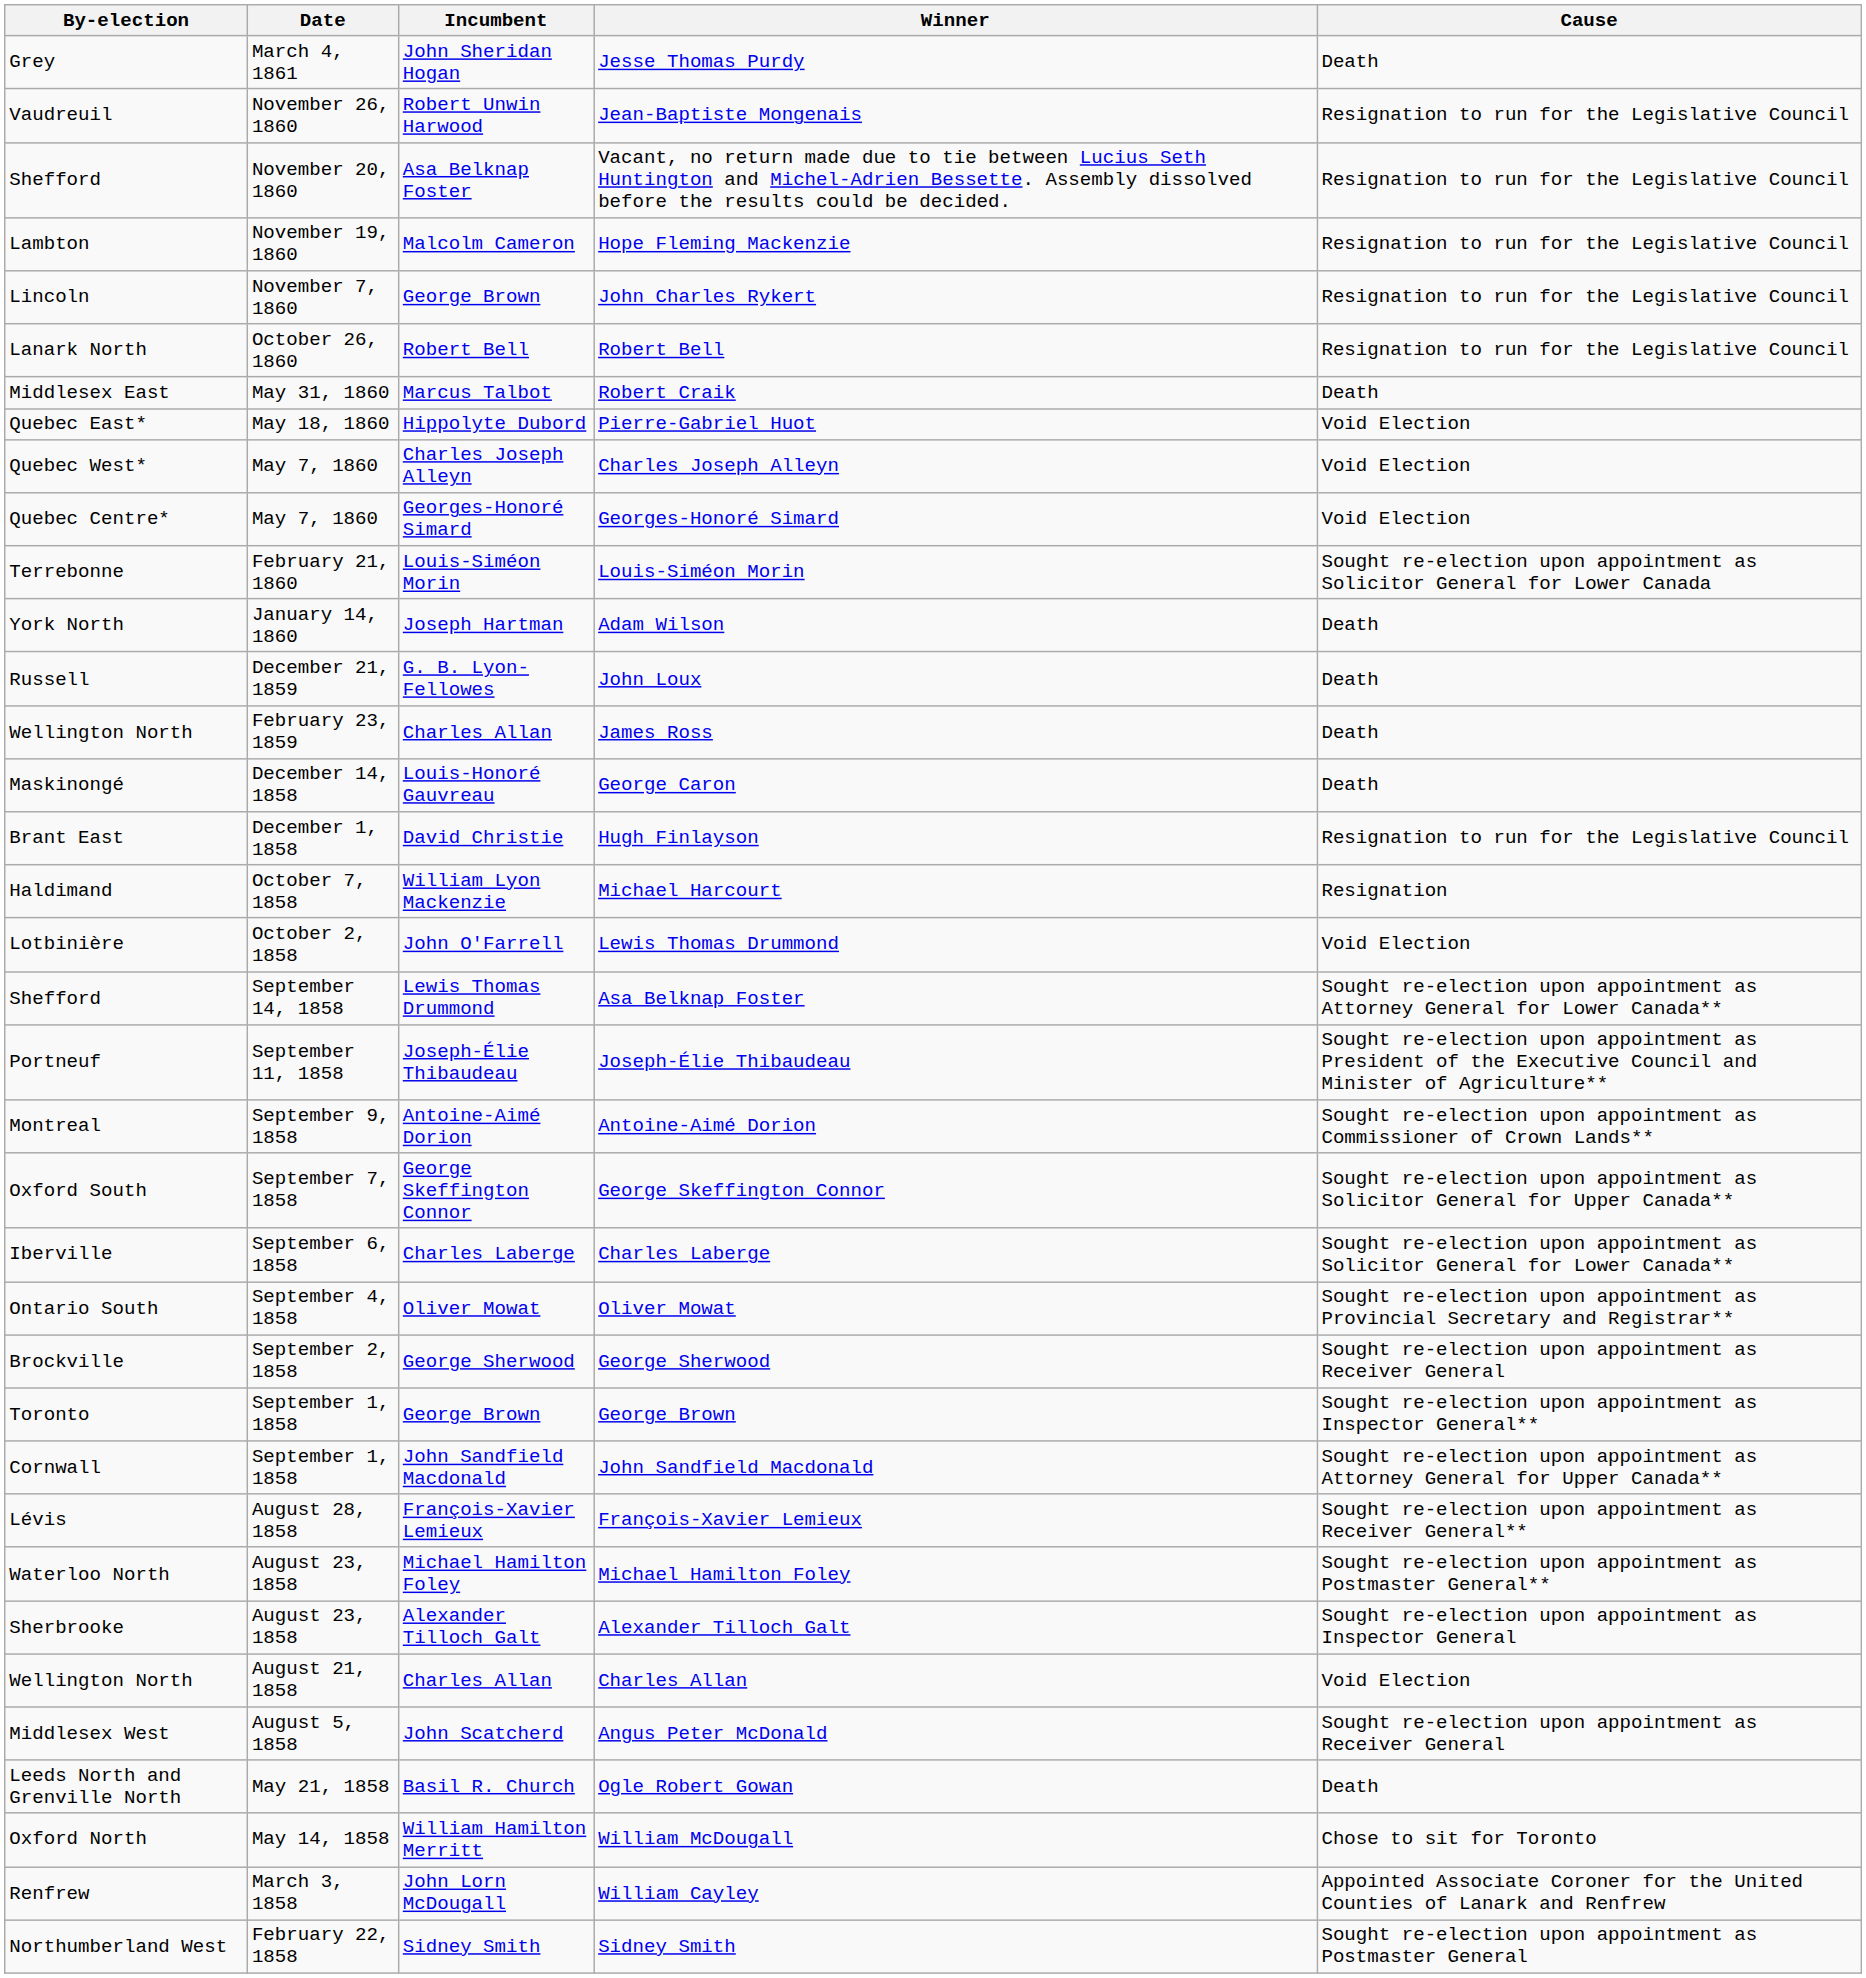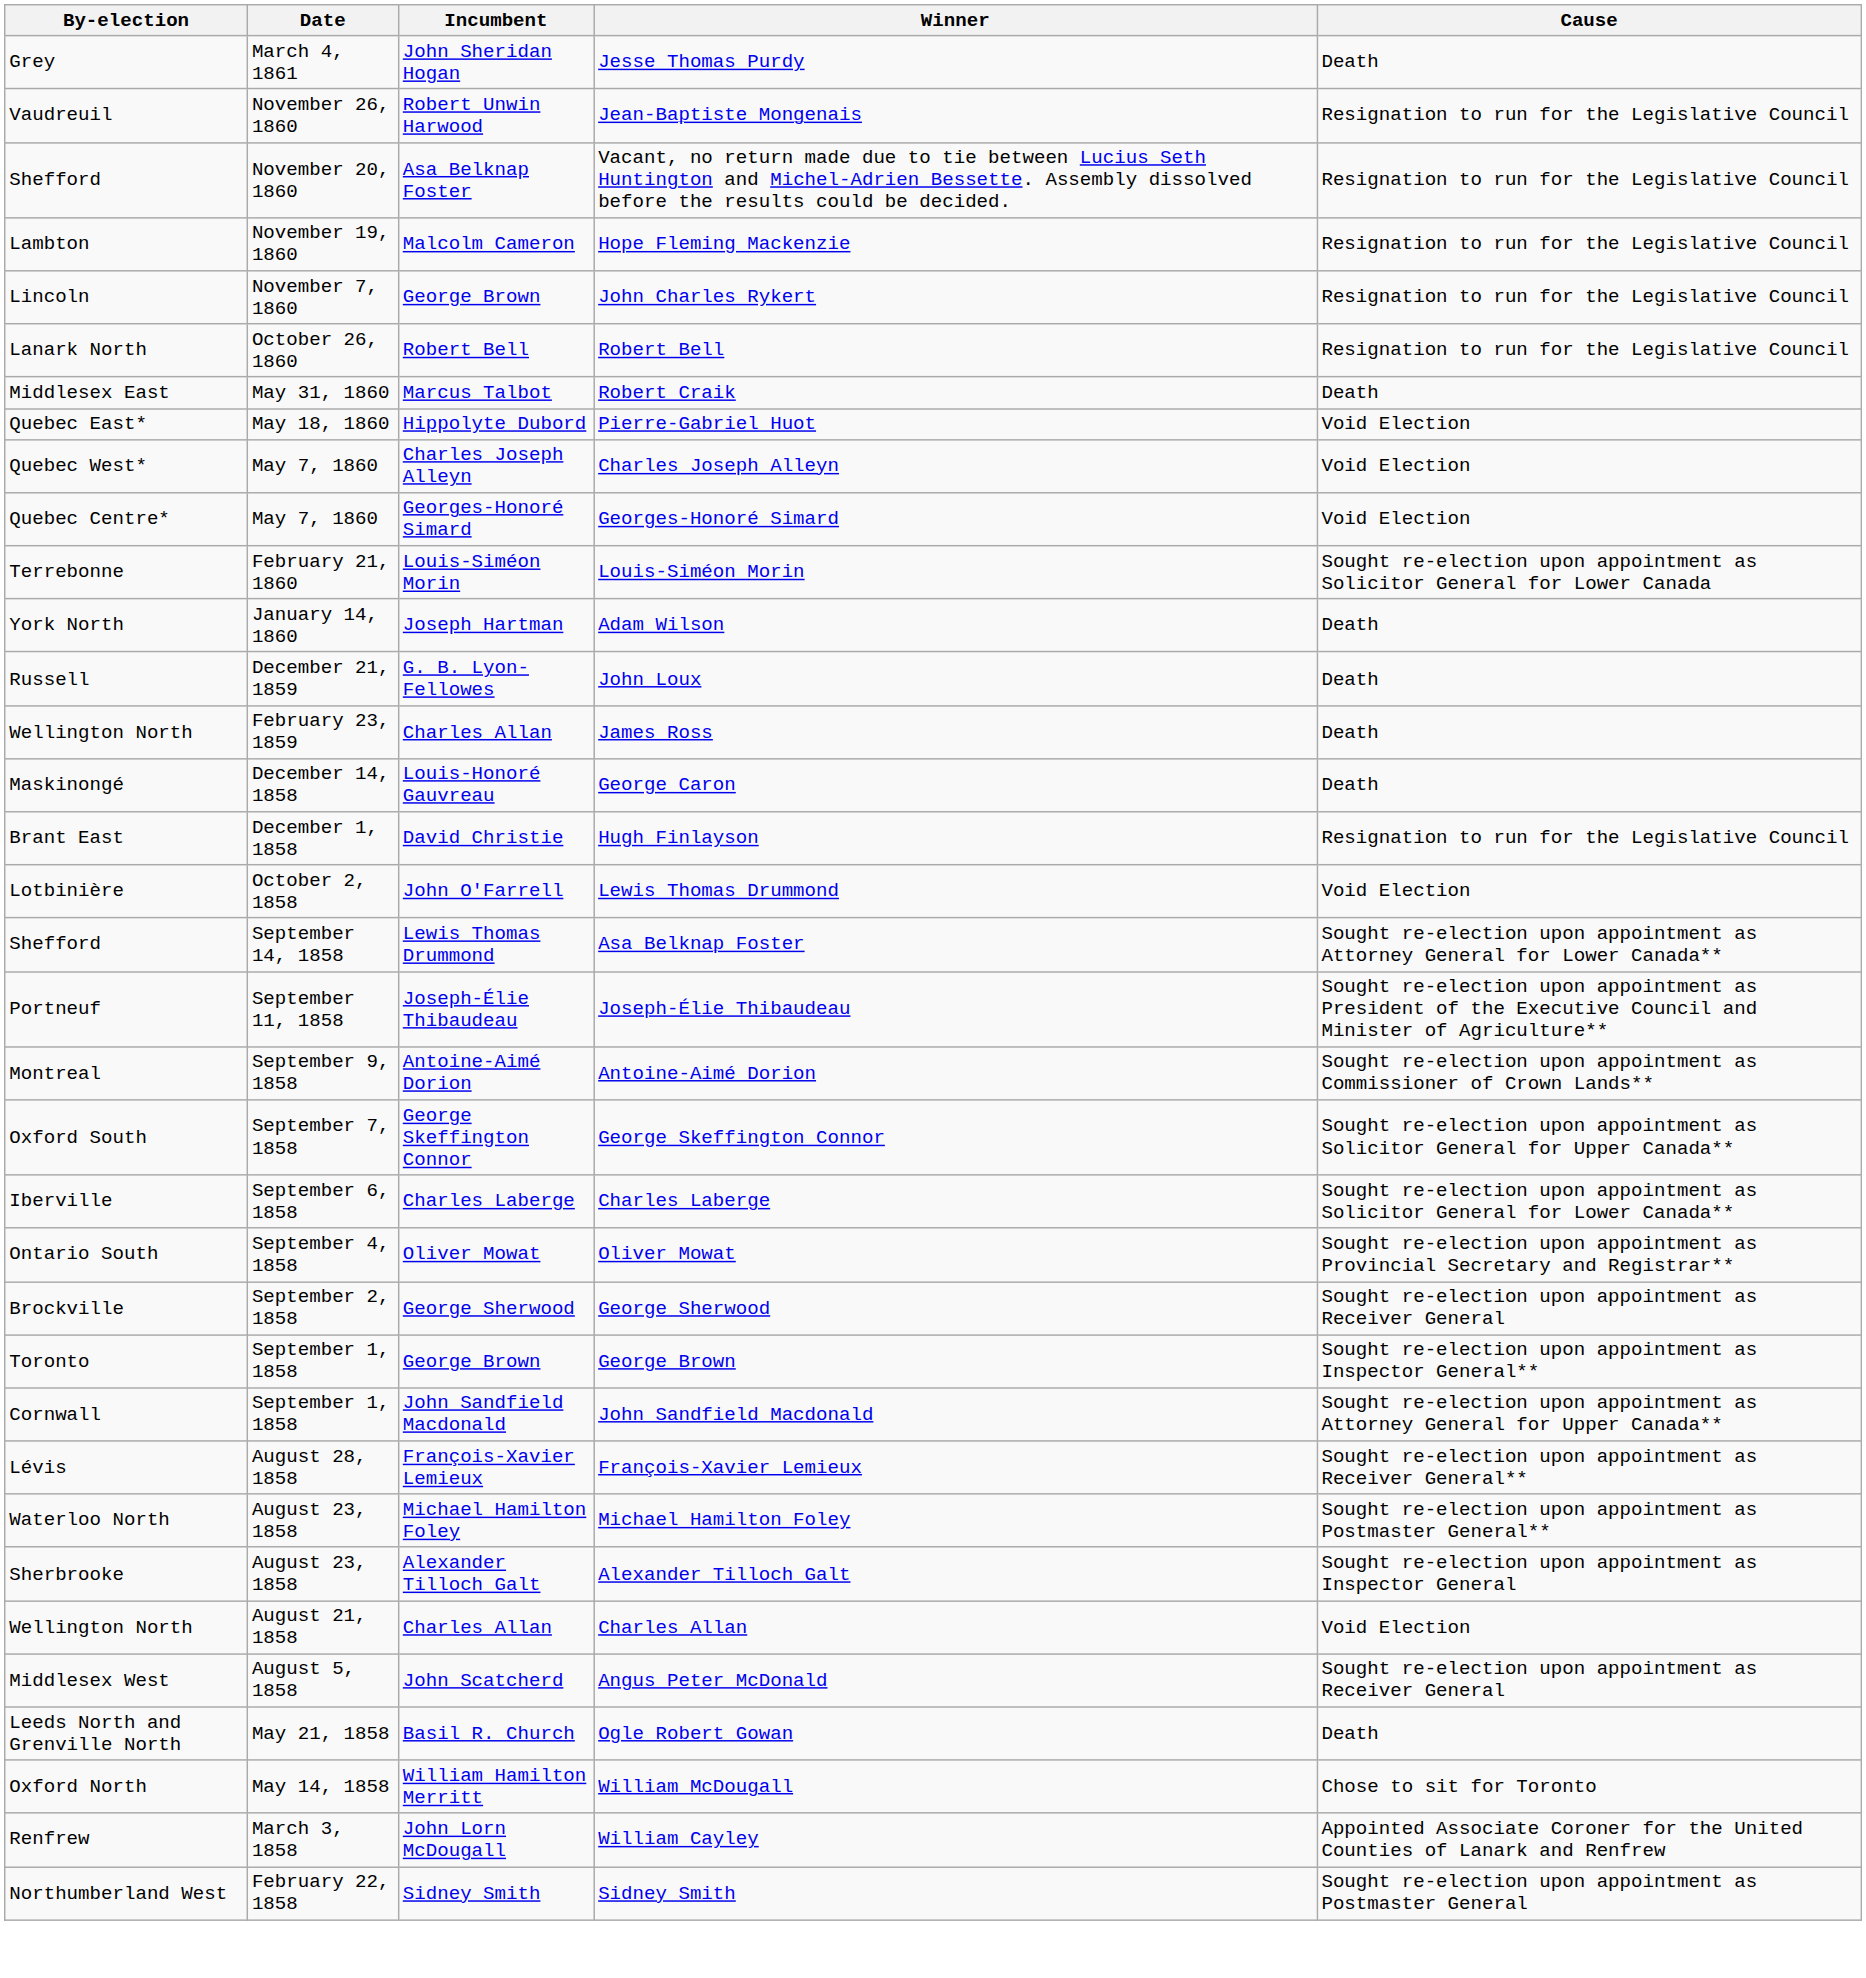- row: (690, 892)
